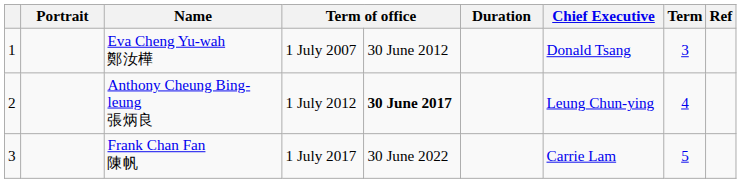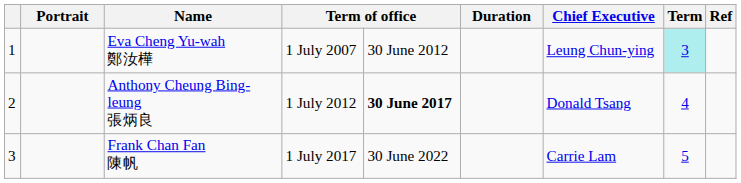(589, 50) Donald Tsang -> (600, 50) Leung Chun-ying
(685, 50) no background -> (685, 50) paleturquoise background
(600, 103) Leung Chun-ying -> (589, 103) Donald Tsang
